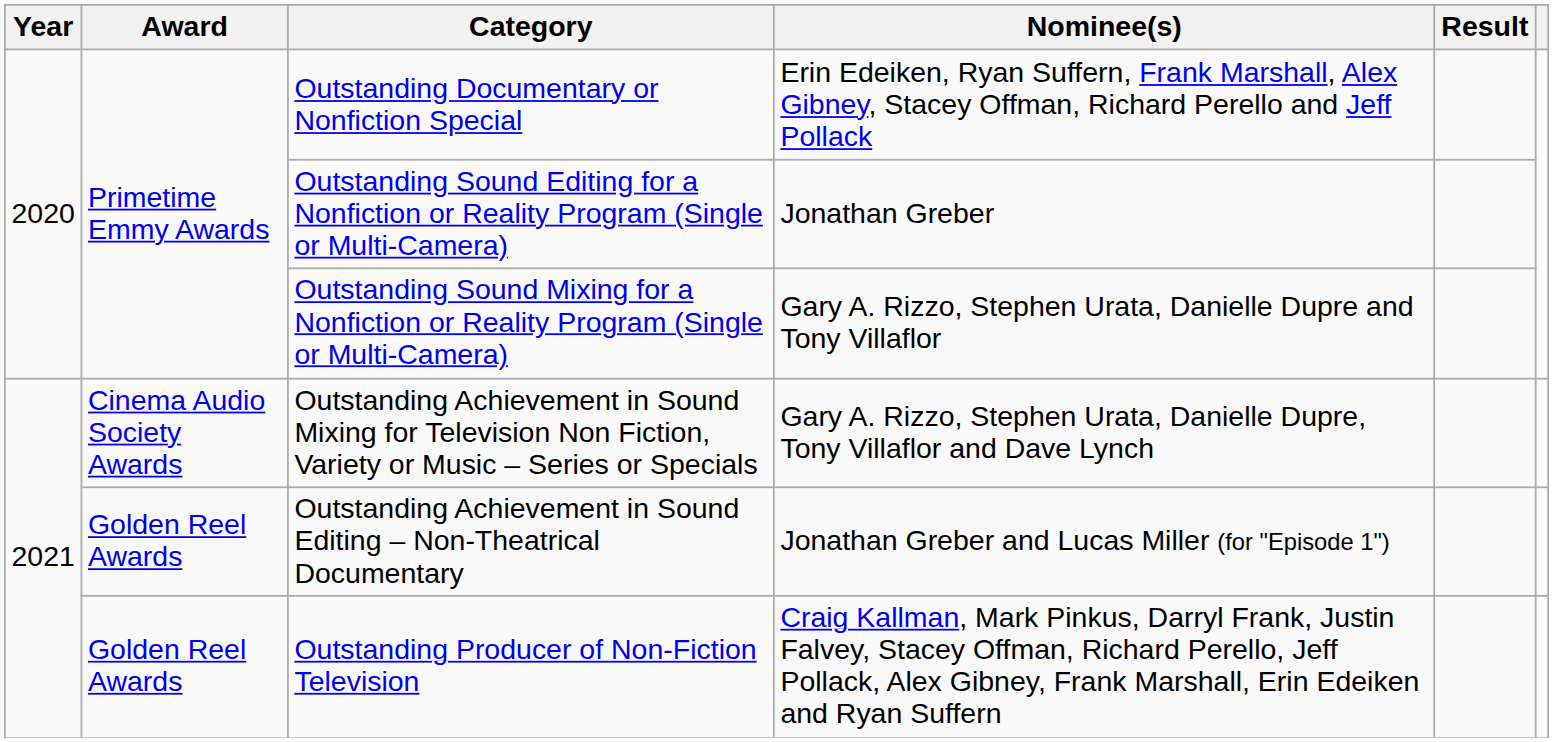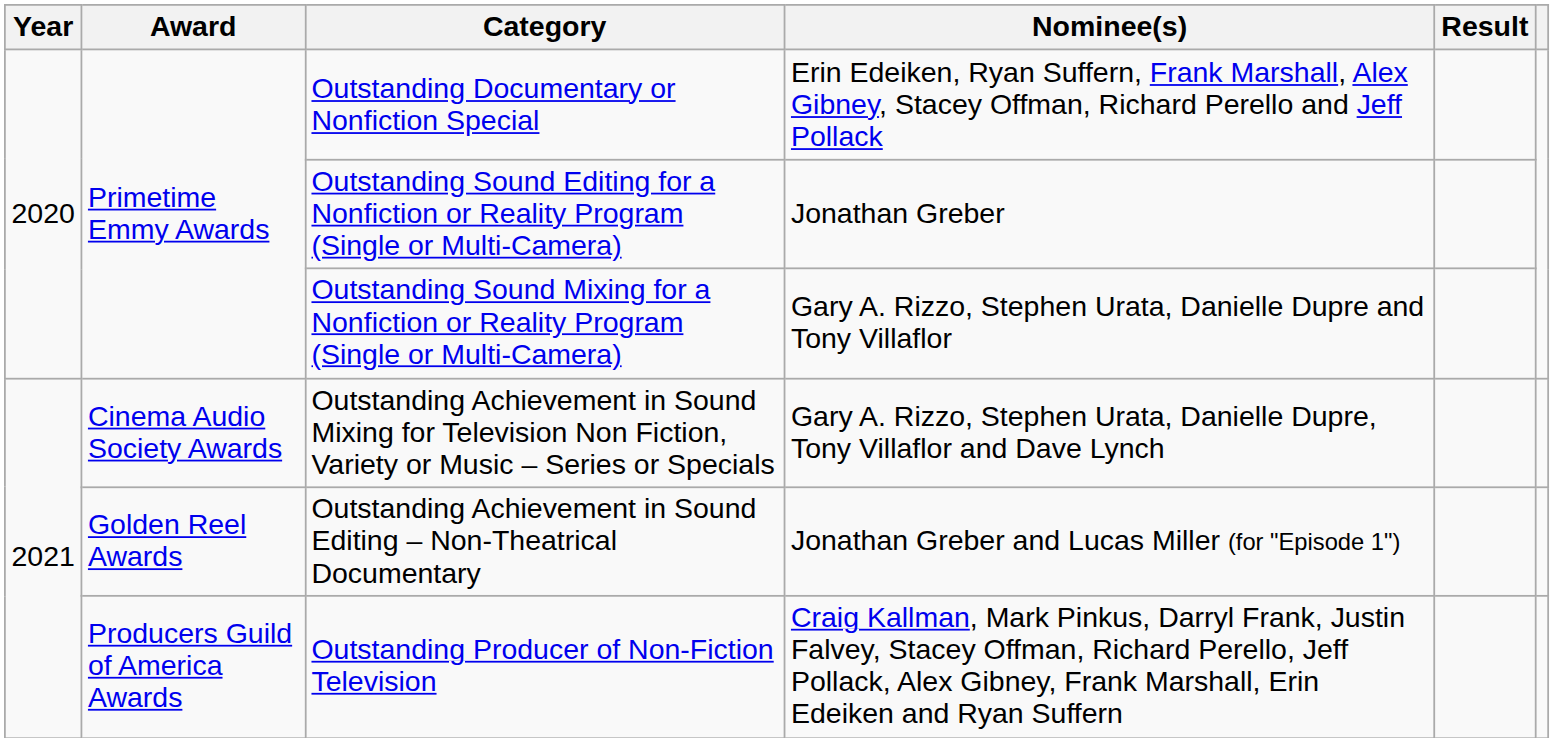(167, 666) Golden Reel Awards -> (190, 666) Producers Guild of America Awards
